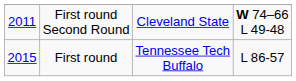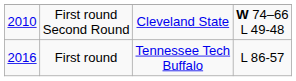(22, 22) 2011 -> (22, 22) 2010
(22, 57) 2015 -> (22, 57) 2016
